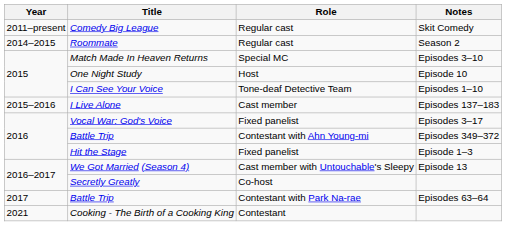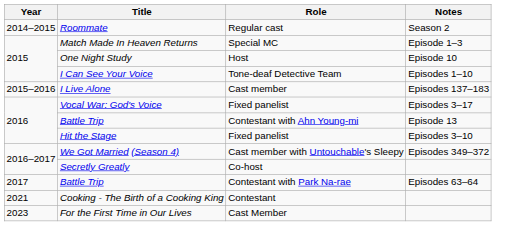- row: (114, 27)
(451, 58) Episodes 3–10 -> (435, 43) Episode 1–3
(459, 136) Episodes 349–372 -> (433, 120) Episode 13
(445, 151) Episode 1–3 -> (440, 136) Episodes 3–10
(443, 167) Episode 13 -> (449, 151) Episodes 349–372
+ row: (126, 213)
